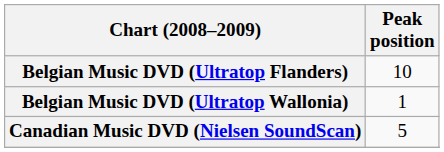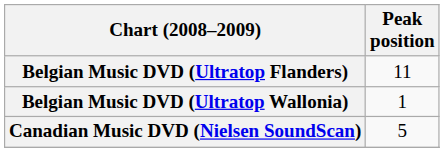(402, 71) 10 -> (402, 71) 11
